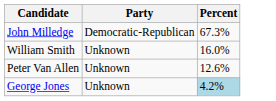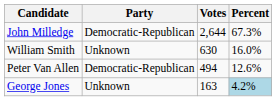+ column: (213, 13)
(107, 68) Unknown -> (139, 68) Democratic-Republican
